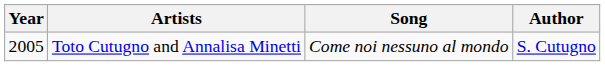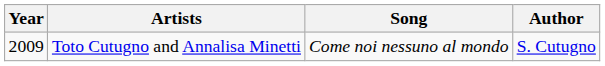(26, 46) 2005 -> (26, 46) 2009
